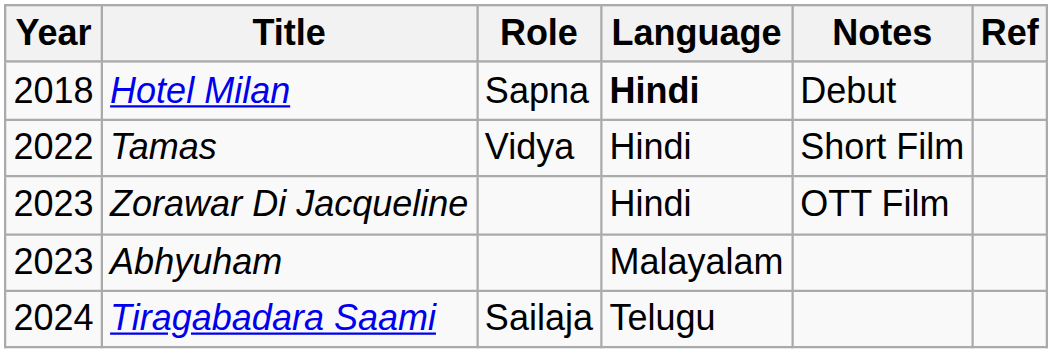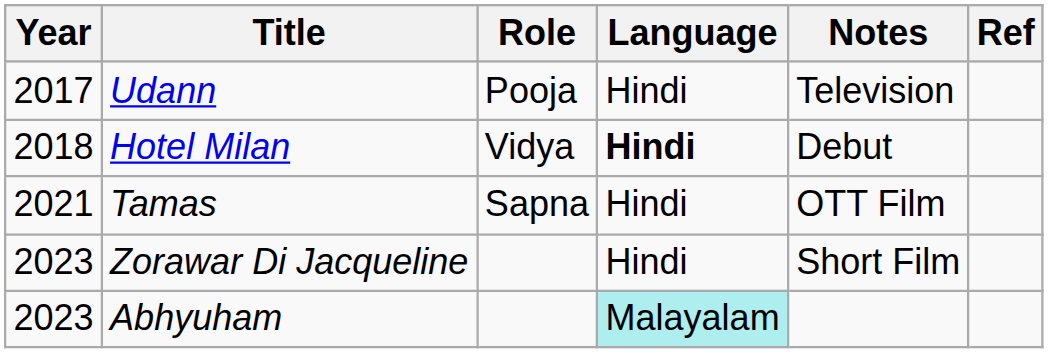+ row: (163, 90)
(537, 90) Sapna -> (530, 147) Vidya
(53, 147) 2022 -> (53, 204) 2021
(530, 147) Vidya -> (537, 204) Sapna
(882, 147) Short Film -> (871, 204) OTT Film
(875, 204) OTT Film -> (878, 261) Short Film
(697, 261) no background -> (693, 318) paleturquoise background
- row: (273, 318)
